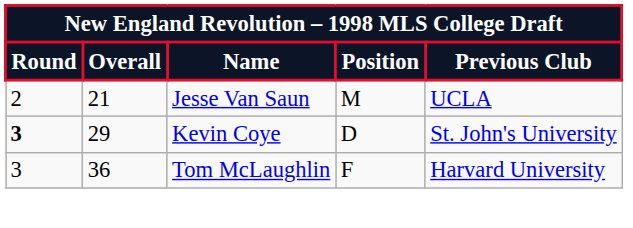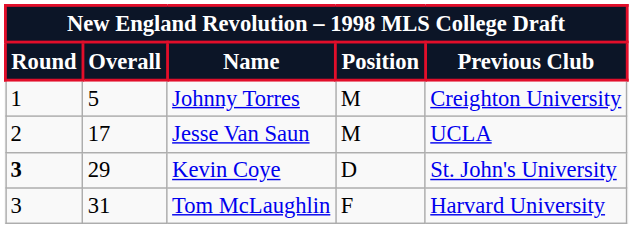+ row: (236, 98)
(99, 98) 21 -> (99, 133) 17
(99, 169) 36 -> (99, 205) 31
